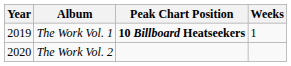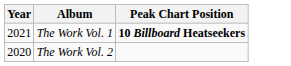- column: (267, 14)
(19, 33) 2019 -> (19, 33) 2021
